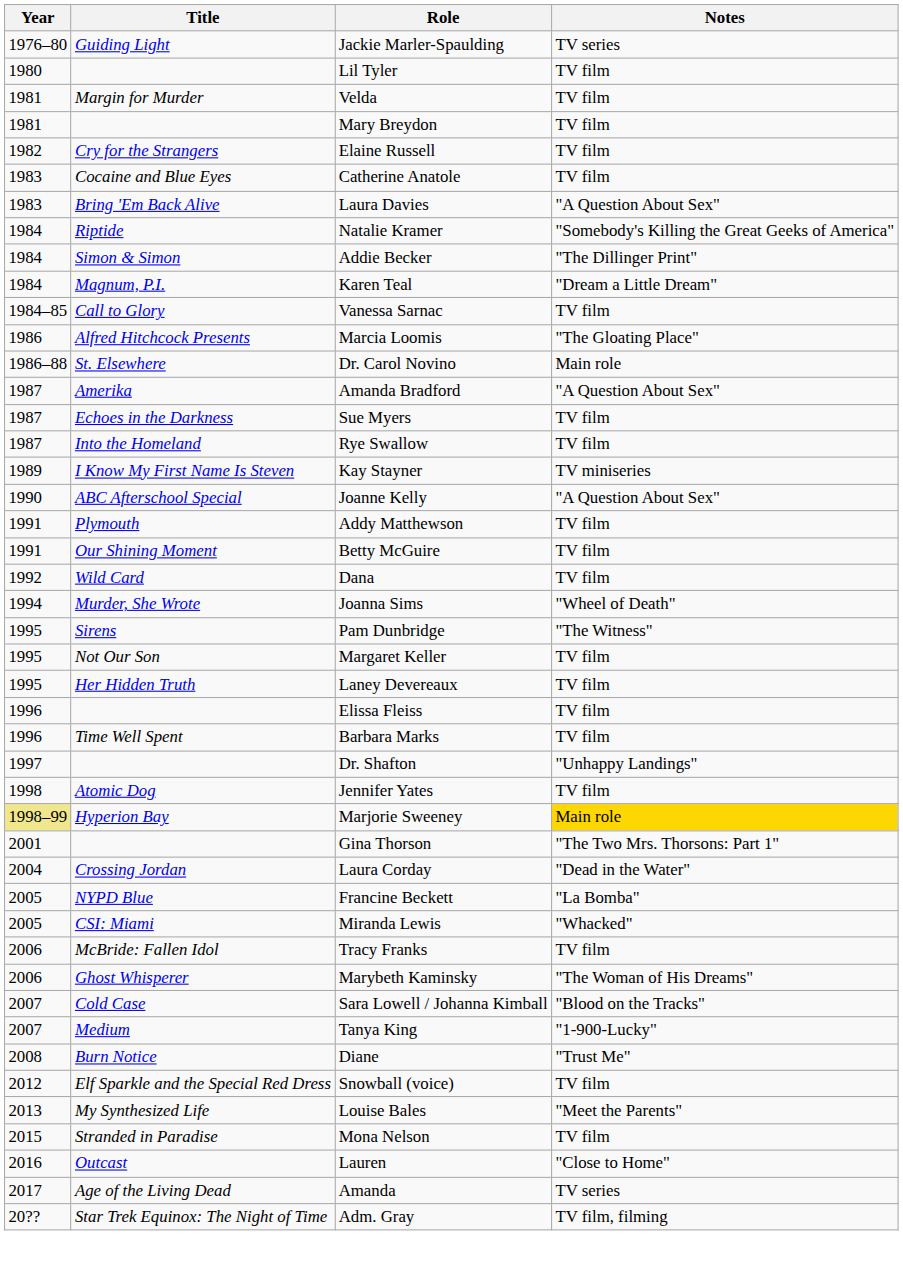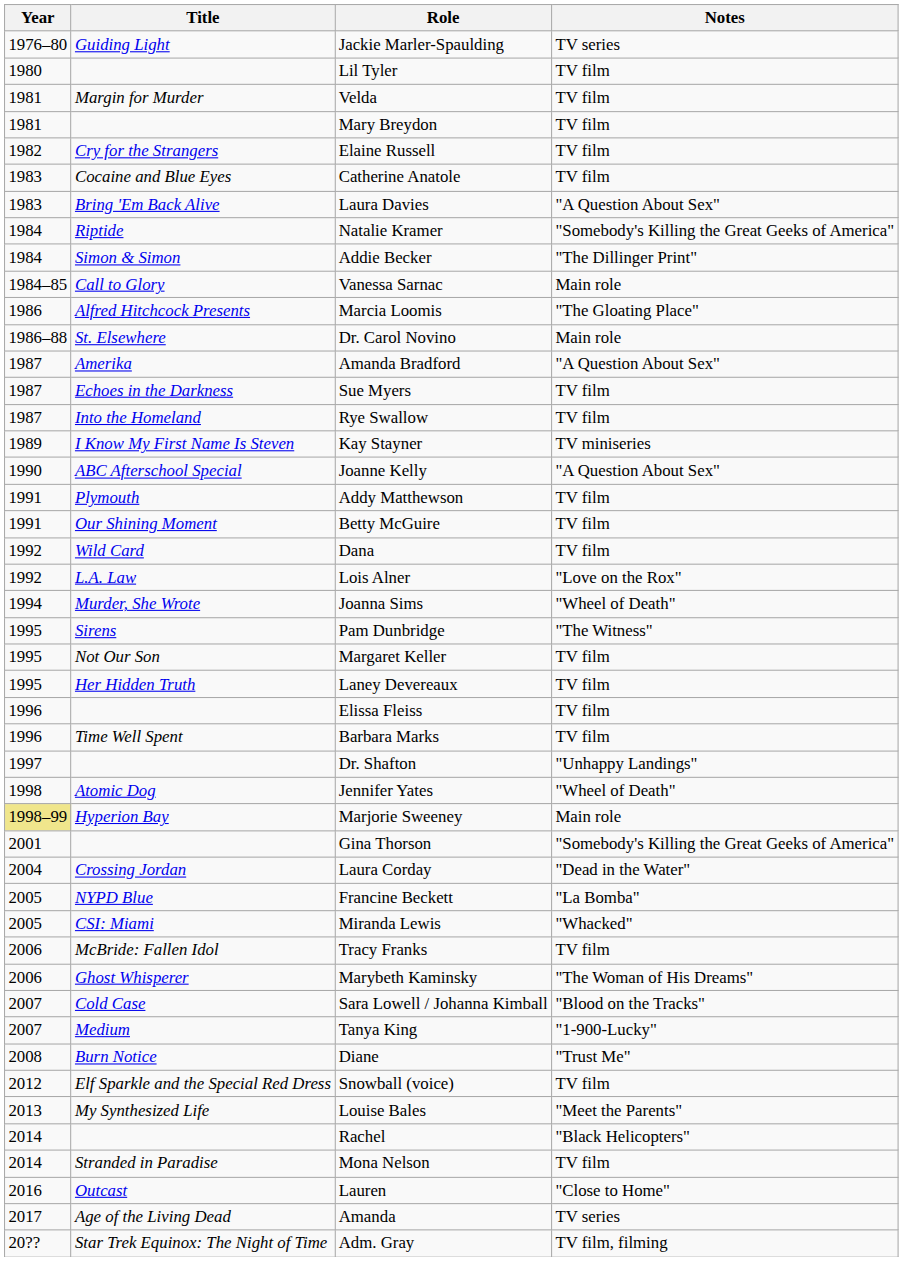- row: (375, 284)
(583, 310) TV film -> (588, 284) Main role
+ row: (374, 577)
(583, 790) TV film -> (615, 790) "Wheel of Death"
(588, 817) gold background -> (588, 817) no background
(667, 843) "The Two Mrs. Thorsons: Part 1" -> (725, 843) "Somebody's Killing the Great Geeks of America"
+ row: (362, 1136)
(25, 1136) 2015 -> (25, 1163) 2014
